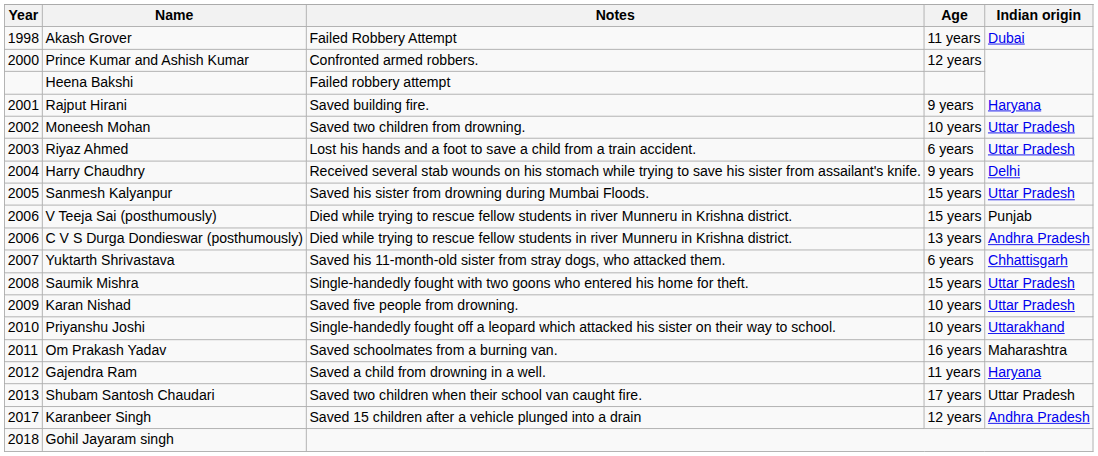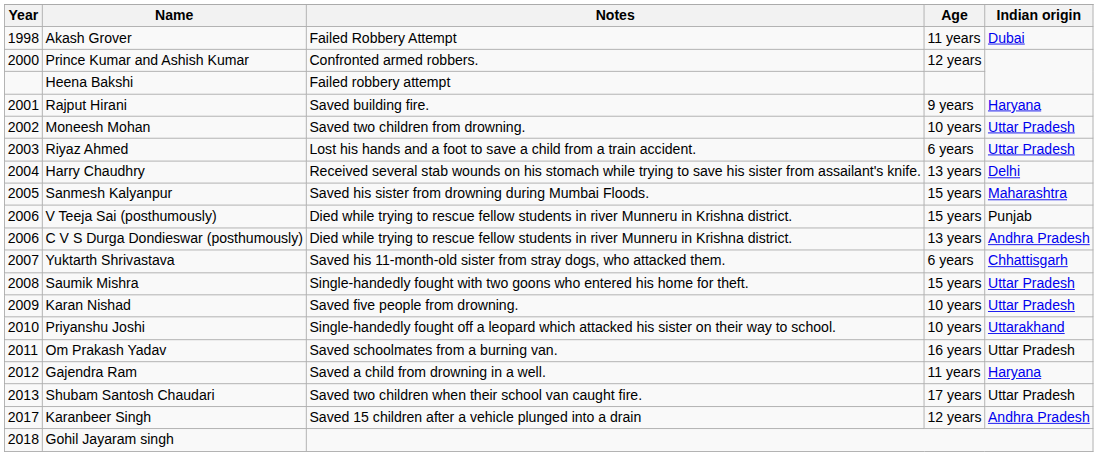(951, 171) 9 years -> (954, 171) 13 years
(1031, 194) Uttar Pradesh -> (1027, 194) Maharashtra
(1027, 350) Maharashtra -> (1031, 350) Uttar Pradesh
